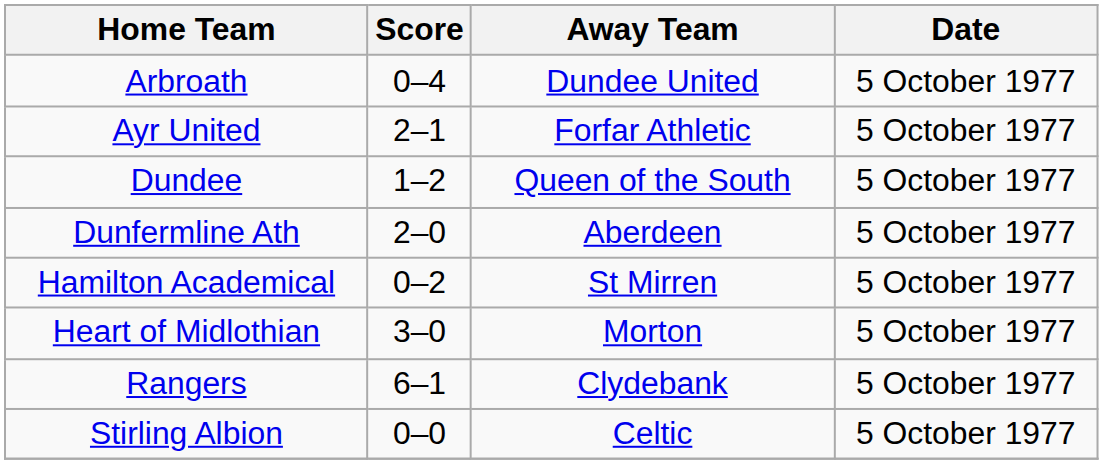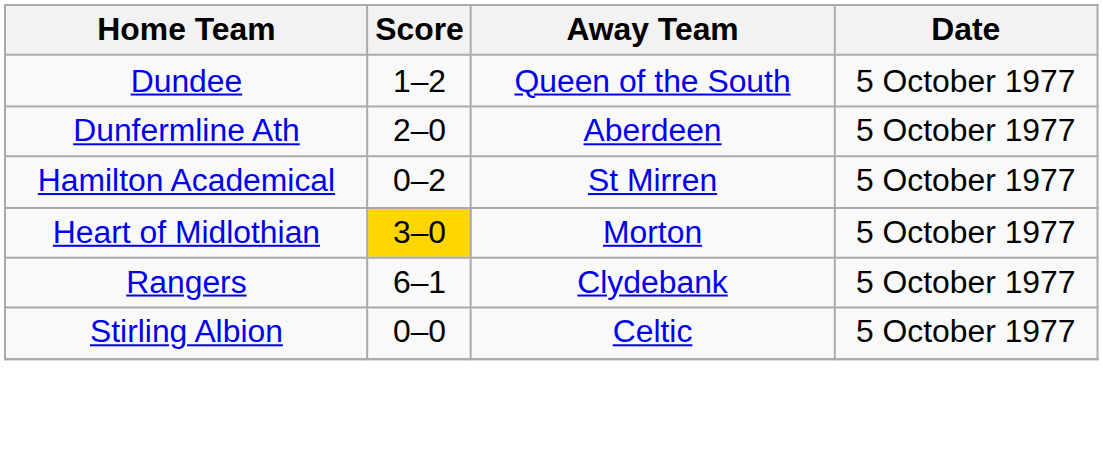- row: (186, 80)
- row: (186, 130)
(419, 332) no background -> (419, 231) gold background
